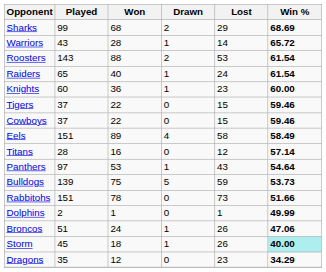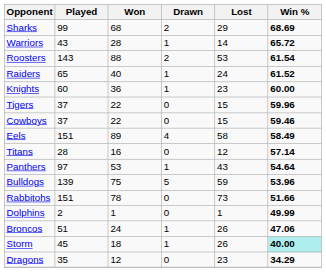(283, 74) 61.54 -> (283, 74) 61.52
(283, 105) 59.46 -> (283, 105) 59.96
(283, 182) 53.73 -> (283, 182) 53.96
